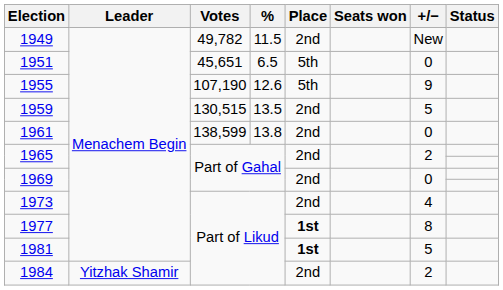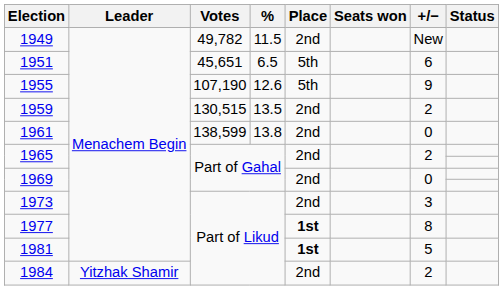(428, 62) 0 -> (428, 62) 6
(428, 109) 5 -> (428, 109) 2
(428, 202) 4 -> (428, 202) 3
